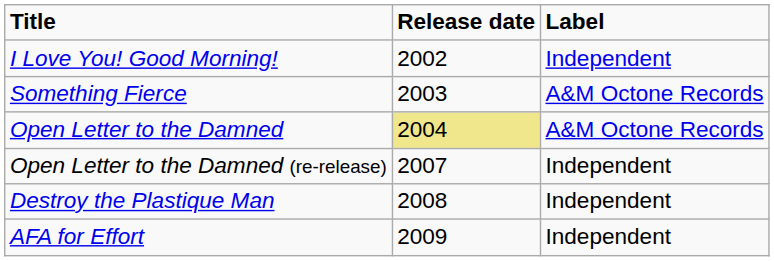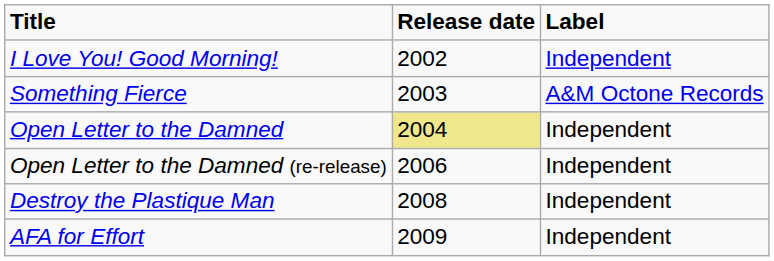(655, 129) A&M Octone Records -> (608, 129) Independent
(422, 165) 2007 -> (422, 165) 2006
